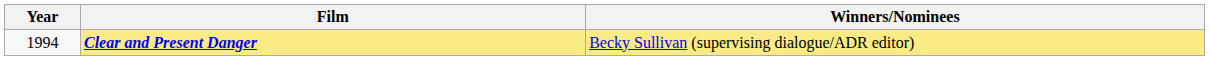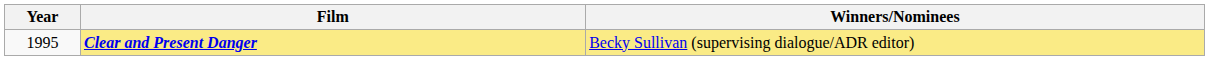(42, 42) 1994 -> (42, 42) 1995
